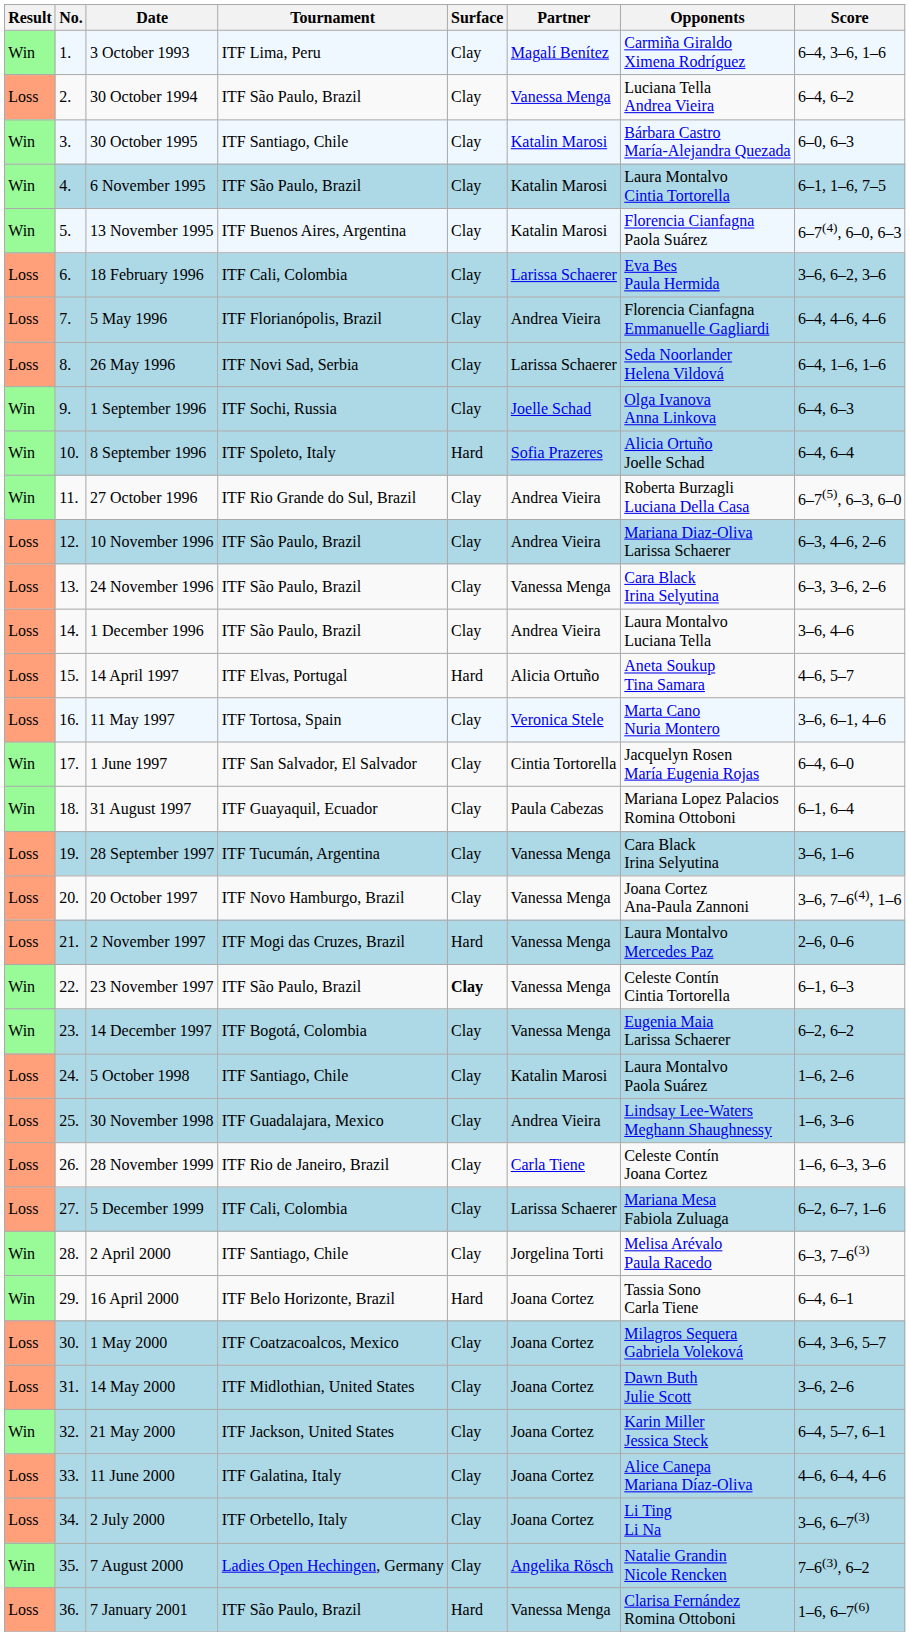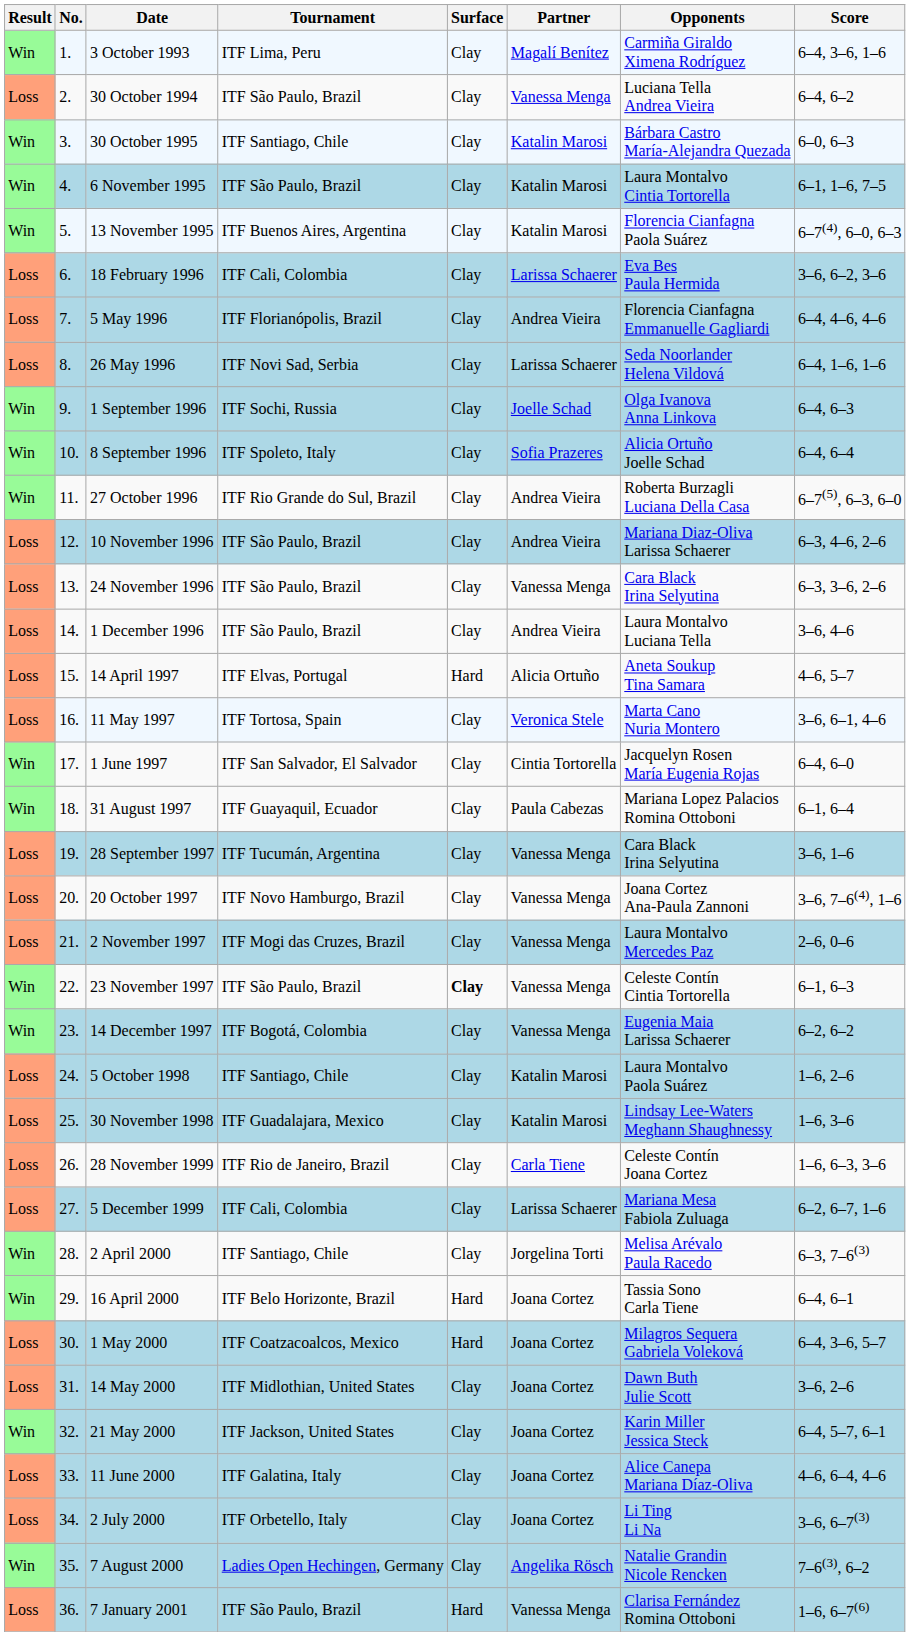(467, 452) Hard -> (466, 452) Clay
(467, 941) Hard -> (466, 941) Clay
(556, 1119) Andrea Vieira -> (559, 1119) Katalin Marosi
(466, 1342) Clay -> (467, 1342) Hard
